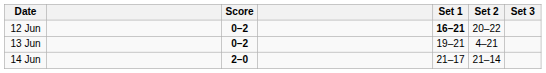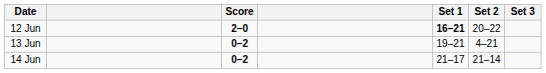(240, 28) 0–2 -> (240, 28) 2–0
(240, 60) 2–0 -> (240, 60) 0–2
